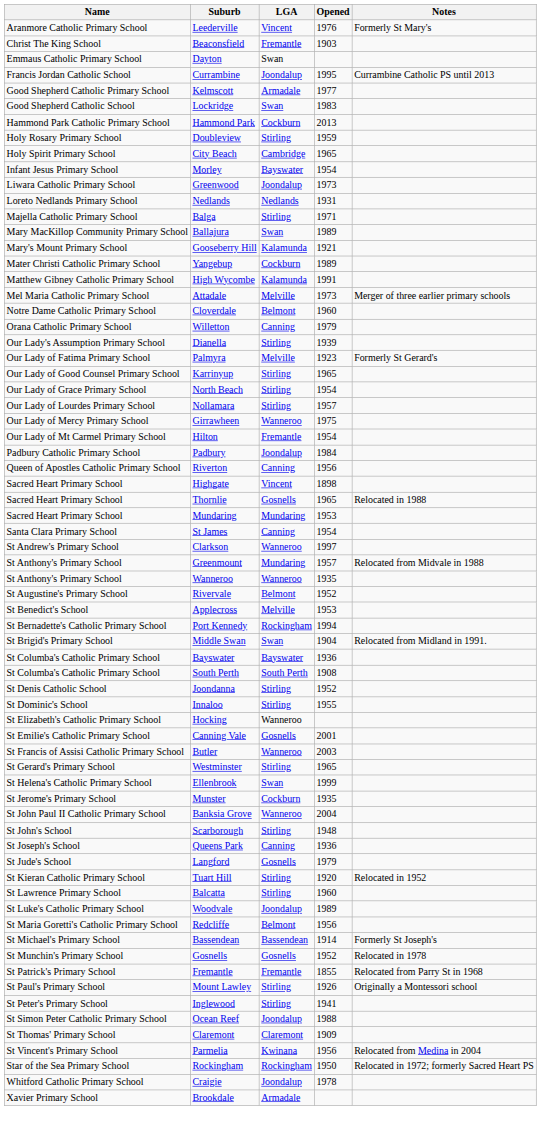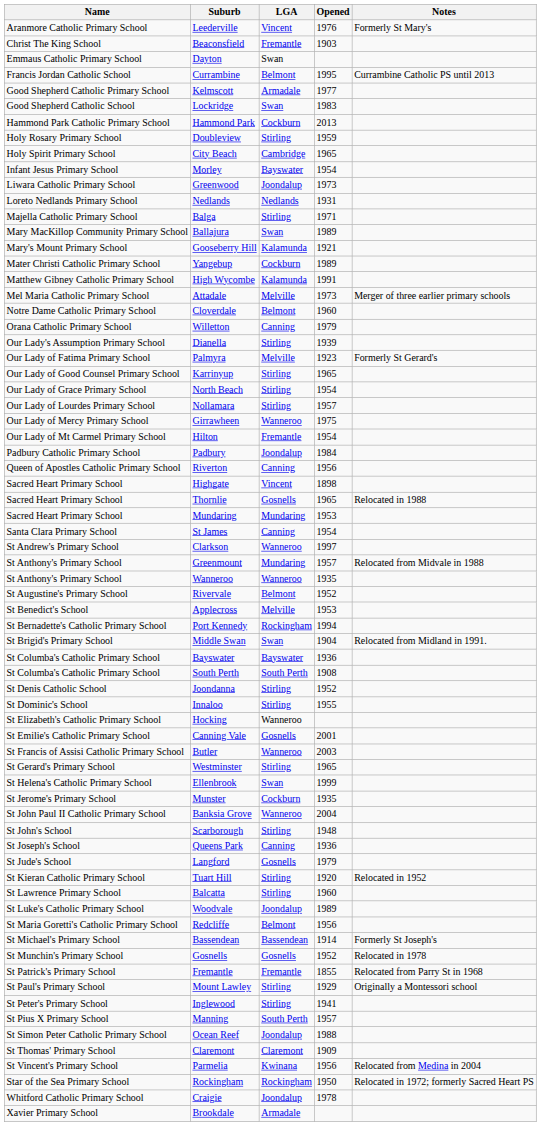(282, 75) Joondalup -> (278, 75) Belmont
(326, 987) 1926 -> (326, 987) 1929
+ row: (210, 1019)
